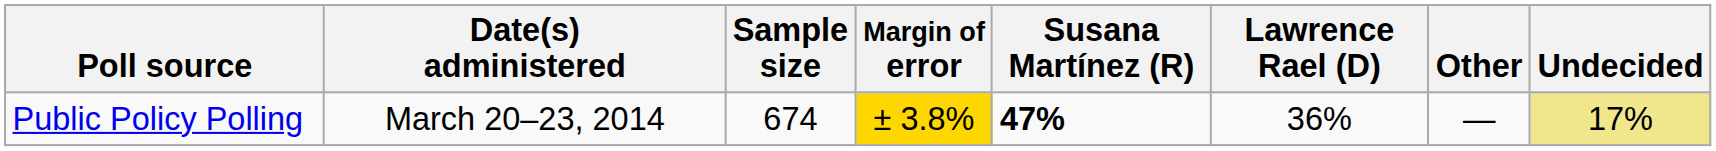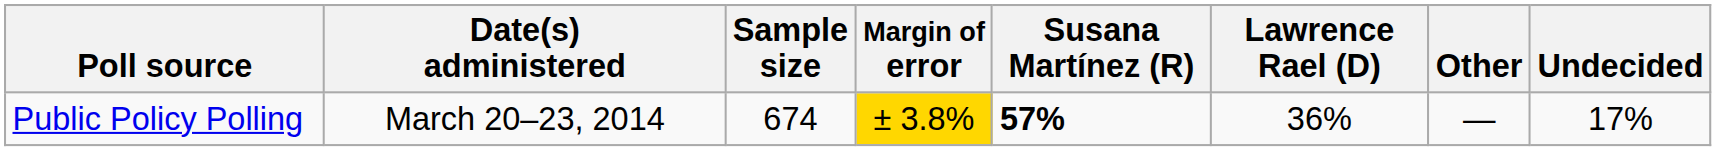(1032, 118) 47% -> (1032, 118) 57%
(1620, 118) khaki background -> (1620, 118) no background
